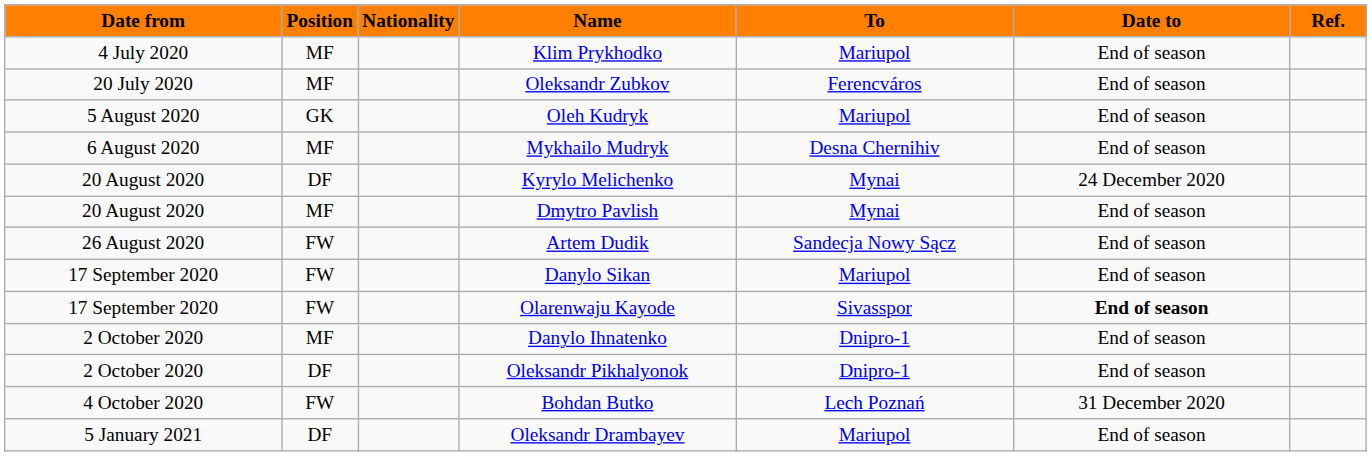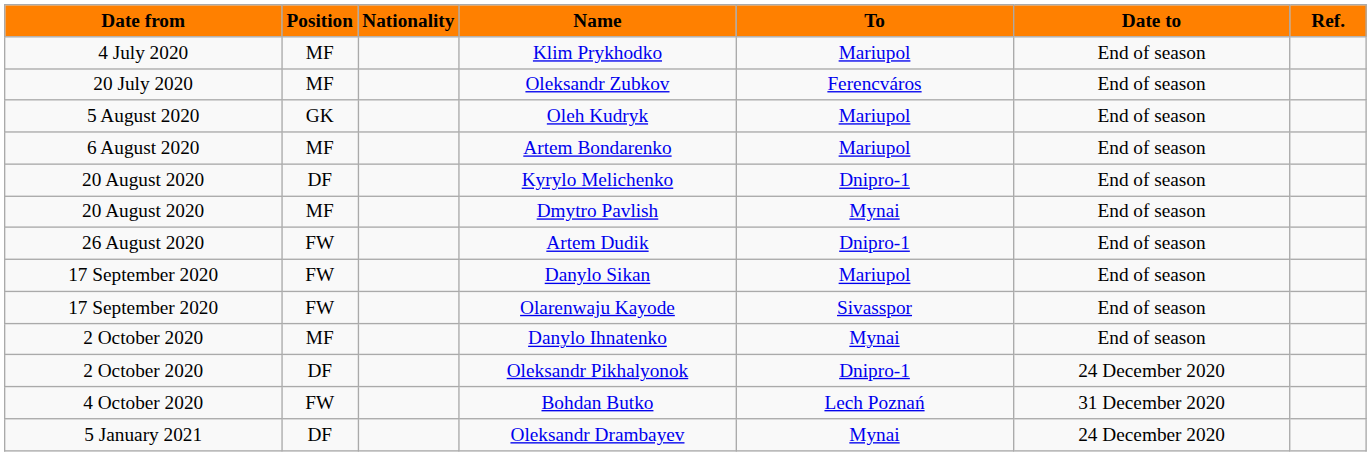+ row: (597, 148)
- row: (597, 148)
(875, 179) Mynai -> (875, 179) Dnipro-1
(1152, 179) 24 December 2020 -> (1152, 179) End of season
(875, 243) Sandecja Nowy Sącz -> (875, 243) Dnipro-1
(1152, 307) bold -> (1152, 307) normal
(875, 339) Dnipro-1 -> (875, 339) Mynai
(1152, 370) End of season -> (1152, 370) 24 December 2020
(875, 434) Mariupol -> (875, 434) Mynai
(1152, 434) End of season -> (1152, 434) 24 December 2020
